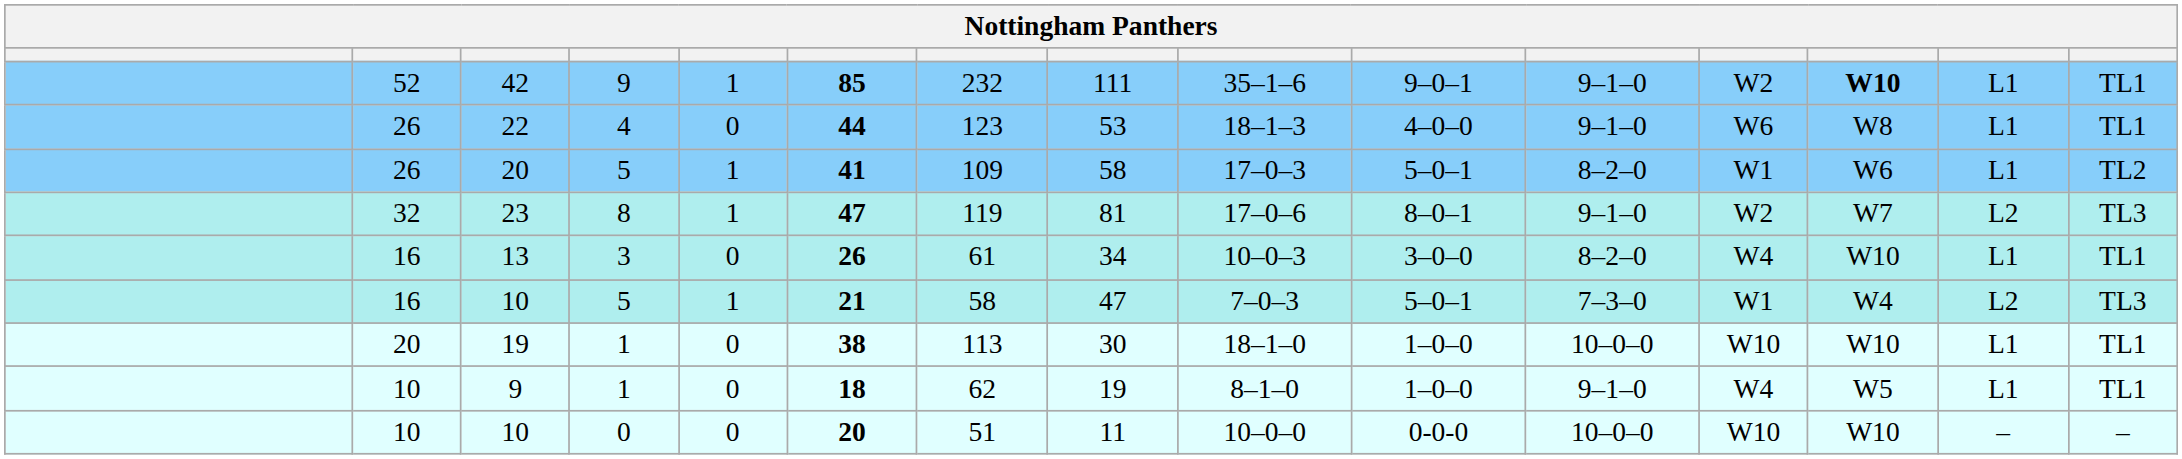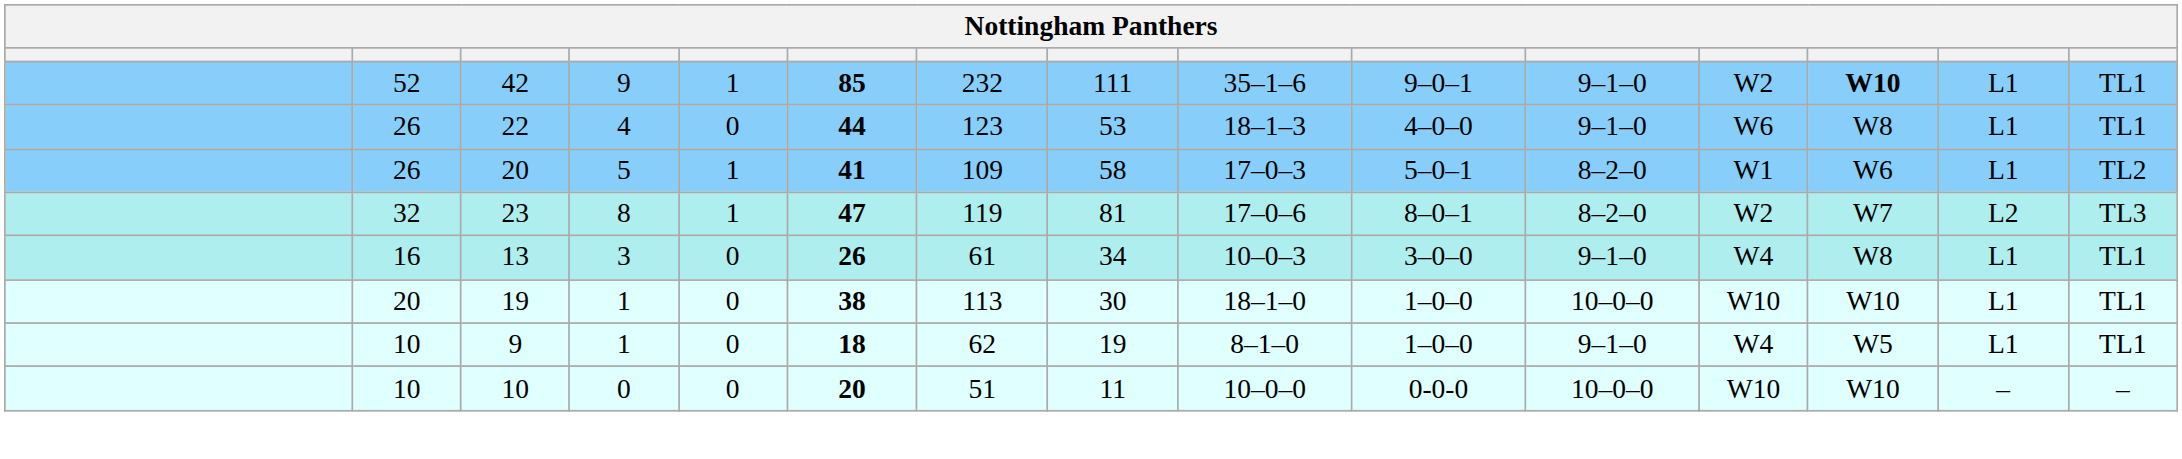(1612, 213) 9–1–0 -> (1612, 213) 8–2–0
(1612, 257) 8–2–0 -> (1612, 257) 9–1–0
(1873, 257) W10 -> (1873, 257) W8
- row: (515, 300)
